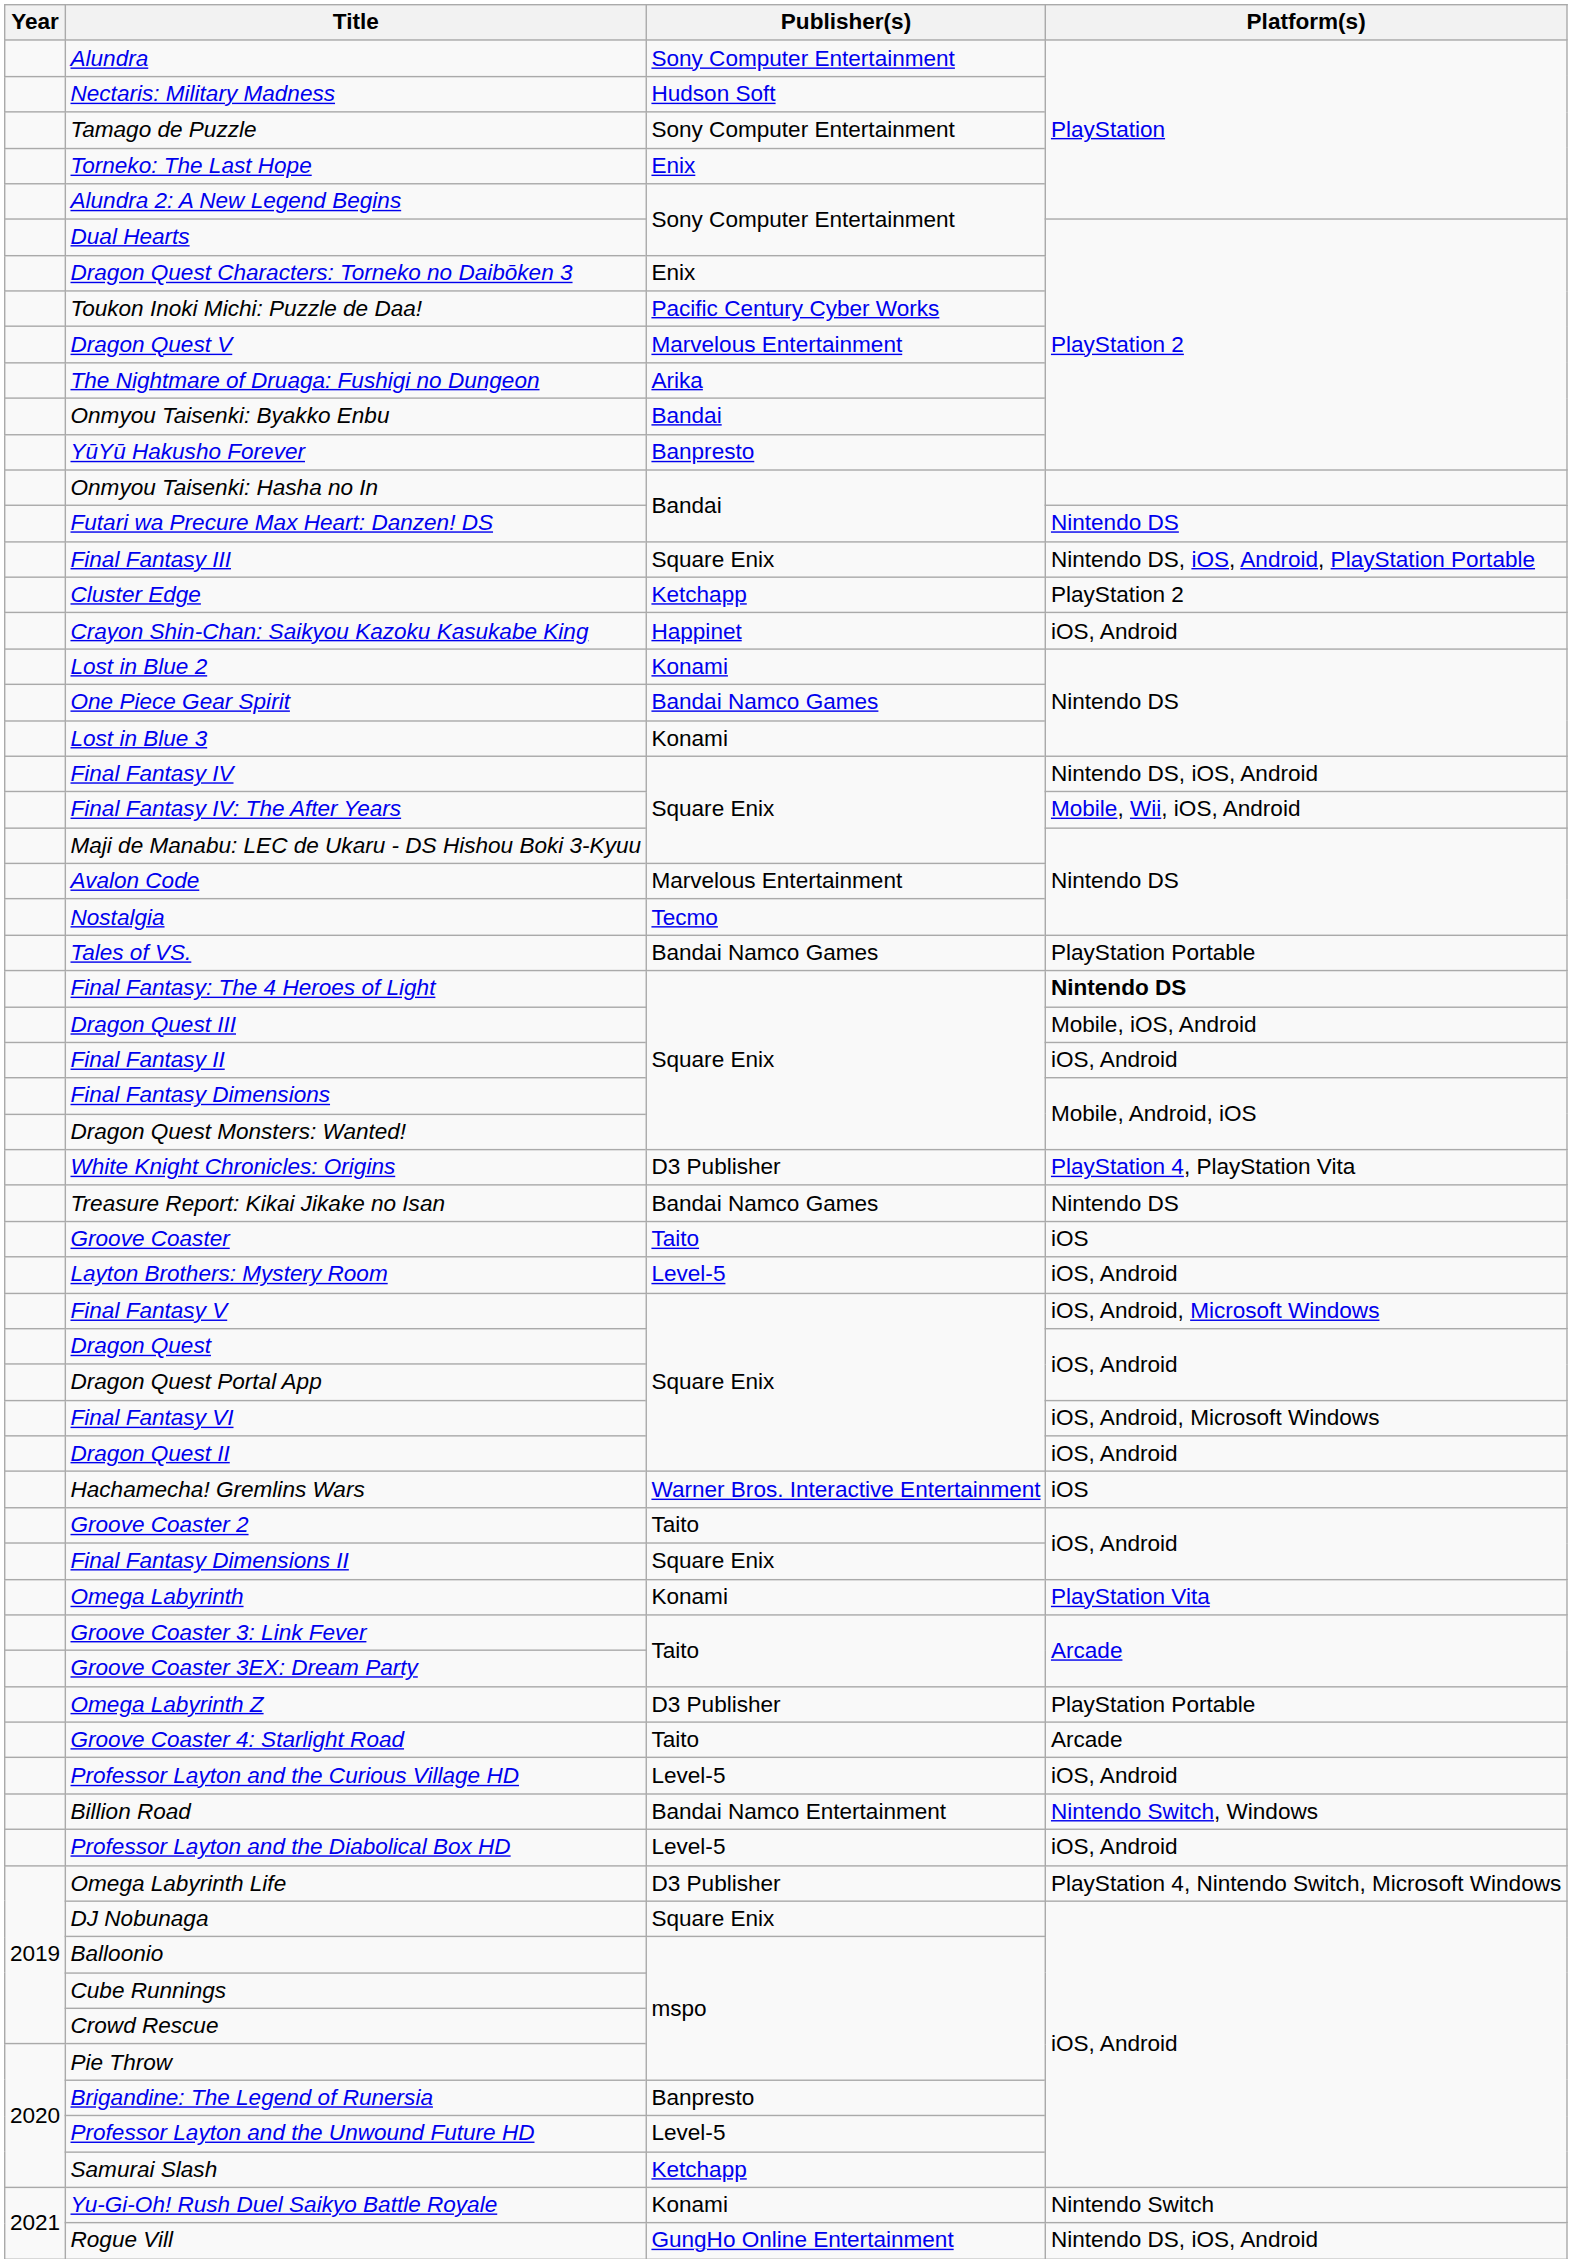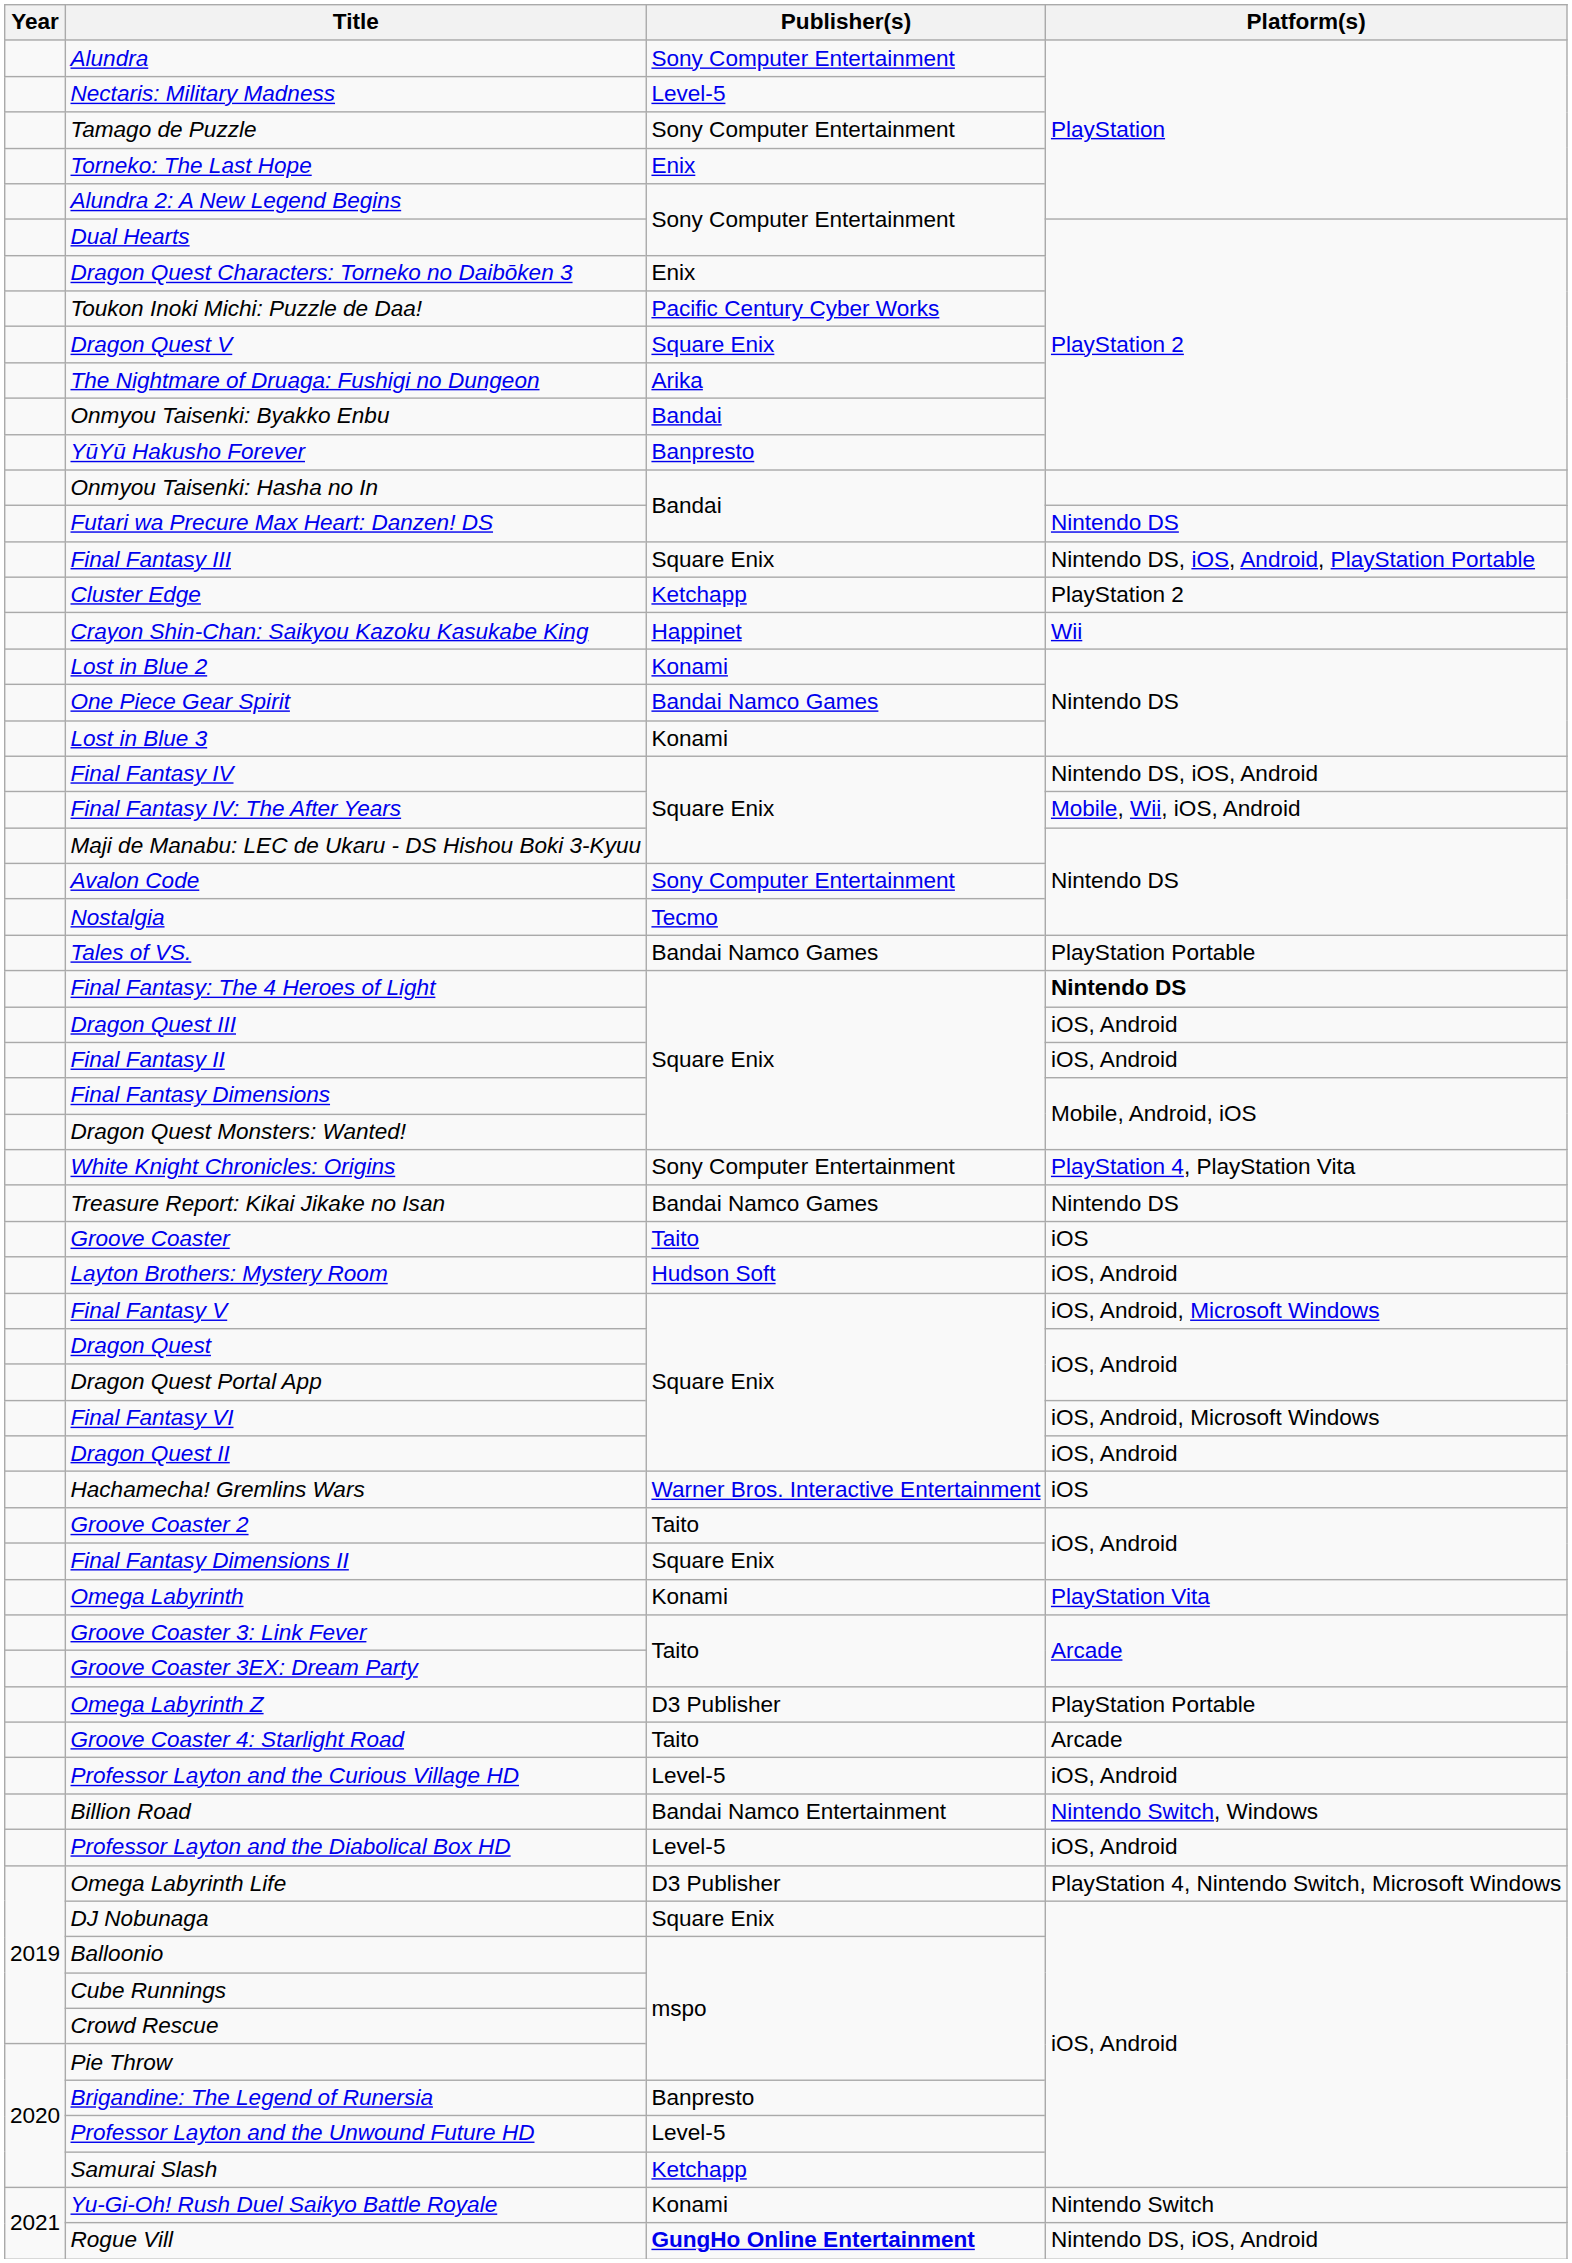(714, 93) Hudson Soft -> (688, 93) Level-5
(777, 344) Marvelous Entertainment -> (713, 344) Square Enix
(1114, 630) iOS, Android -> (1067, 630) Wii
(777, 881) Marvelous Entertainment -> (803, 881) Sony Computer Entertainment
(1154, 1024) Mobile, iOS, Android -> (1114, 1024) iOS, Android
(716, 1167) D3 Publisher -> (803, 1167) Sony Computer Entertainment
(688, 1274) Level-5 -> (714, 1274) Hudson Soft
(803, 2240) normal -> (813, 2240) bold
